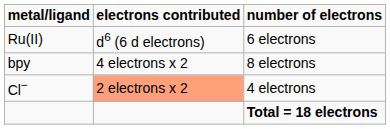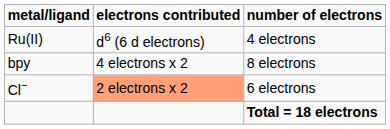(281, 39) 6 electrons -> (281, 39) 4 electrons
(281, 88) 4 electrons -> (281, 88) 6 electrons
